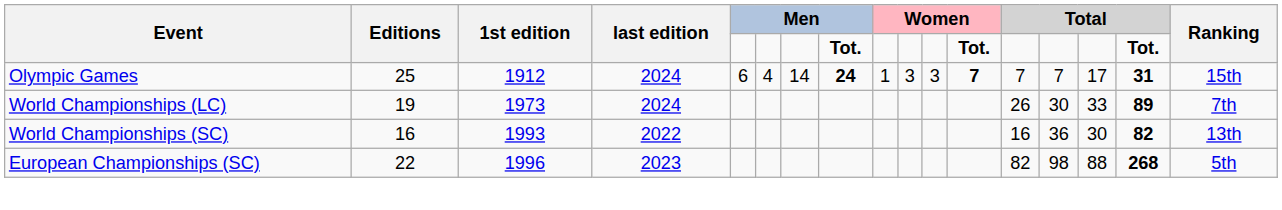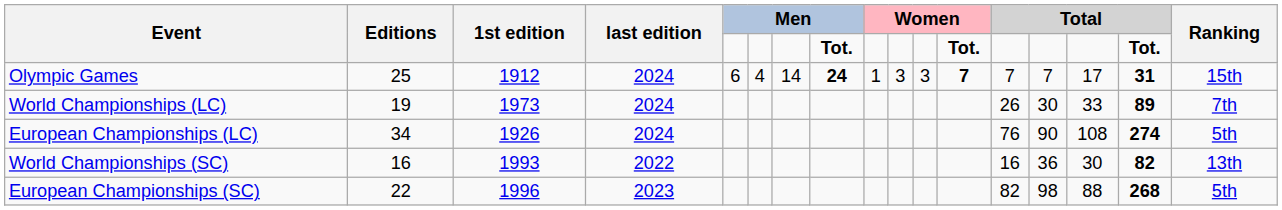+ row: (133, 134)
